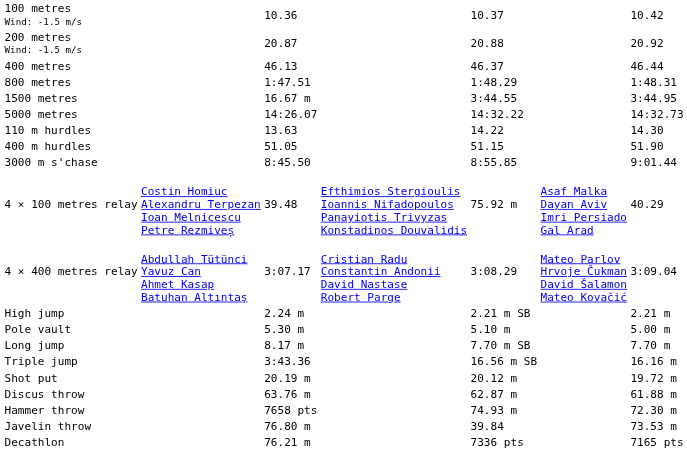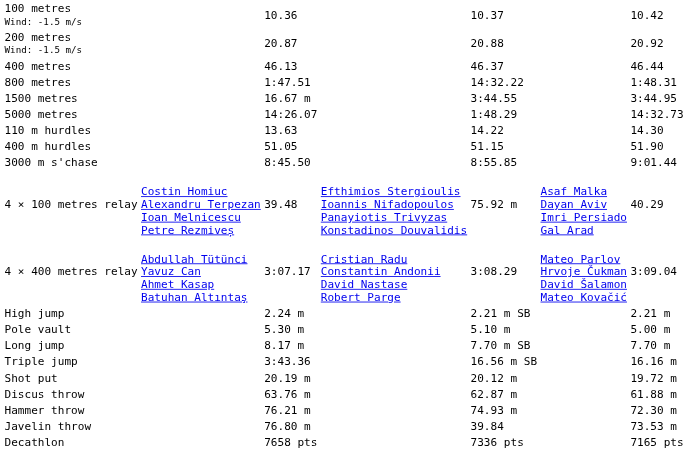(494, 82) 1:48.29 -> (497, 82) 14:32.22
(497, 114) 14:32.22 -> (494, 114) 1:48.29
(291, 410) 7658 pts -> (287, 410) 76.21 m
(287, 442) 76.21 m -> (291, 442) 7658 pts
